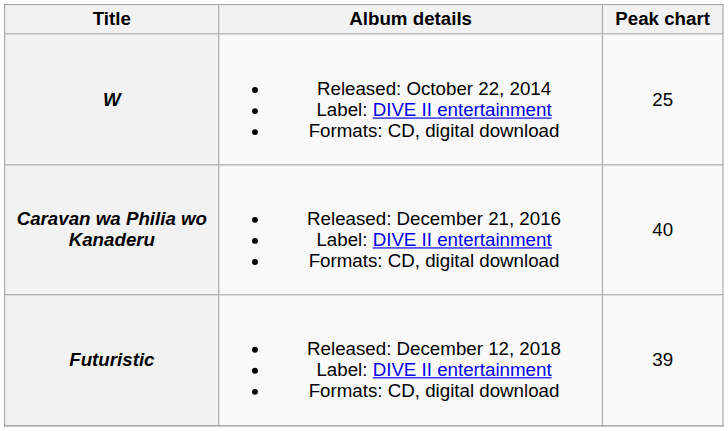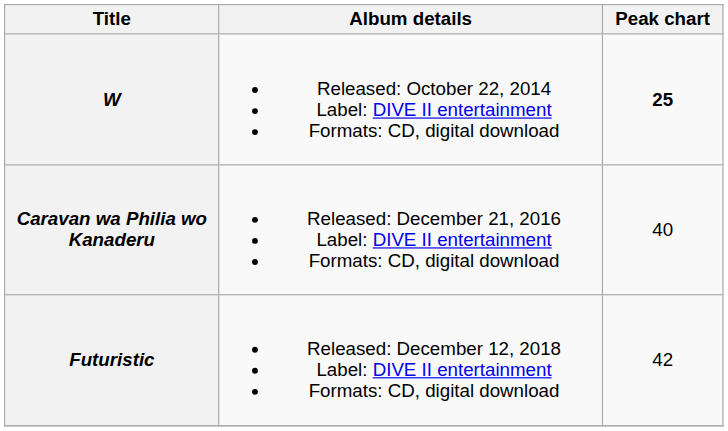(663, 99) normal -> (663, 99) bold
(663, 359) 39 -> (663, 359) 42
